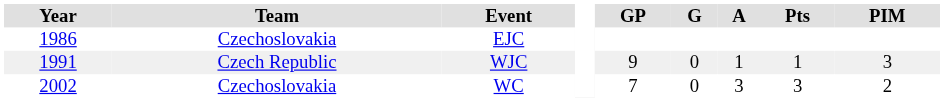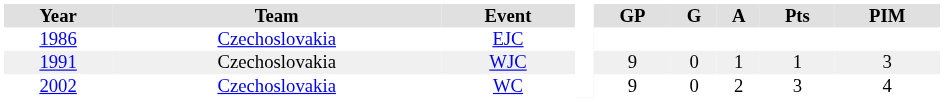(277, 62) Czech Republic -> (277, 62) Czechoslovakia
(633, 85) 7 -> (633, 85) 9
(739, 85) 3 -> (739, 85) 2
(887, 85) 2 -> (887, 85) 4
